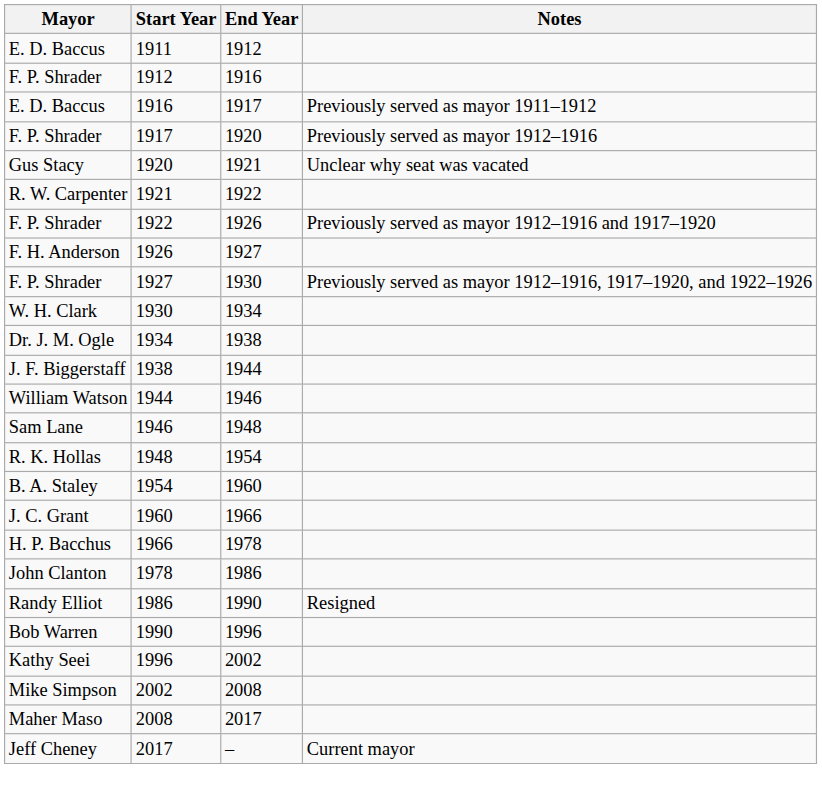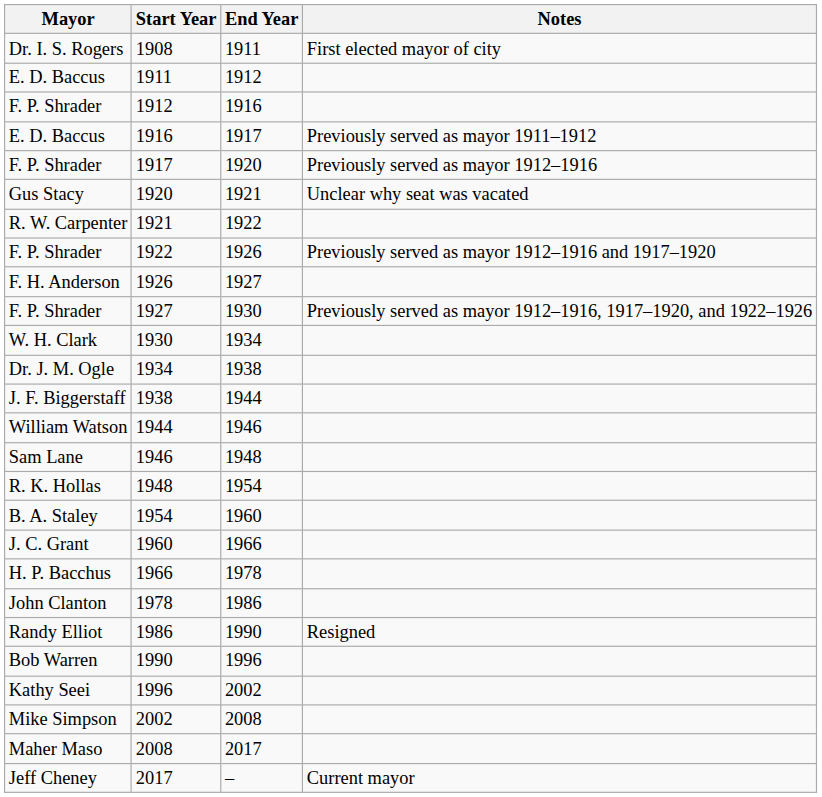+ row: (154, 48)
